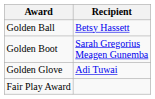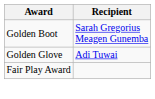- row: (31, 28)
